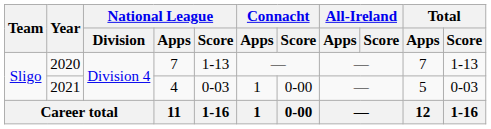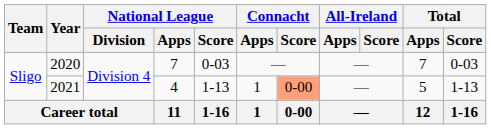(215, 64) 1-13 -> (215, 64) 0-03
(464, 64) 1-13 -> (464, 64) 0-03
(215, 87) 0-03 -> (215, 87) 1-13
(298, 87) no background -> (298, 87) lightsalmon background
(464, 87) 0-03 -> (464, 87) 1-13
